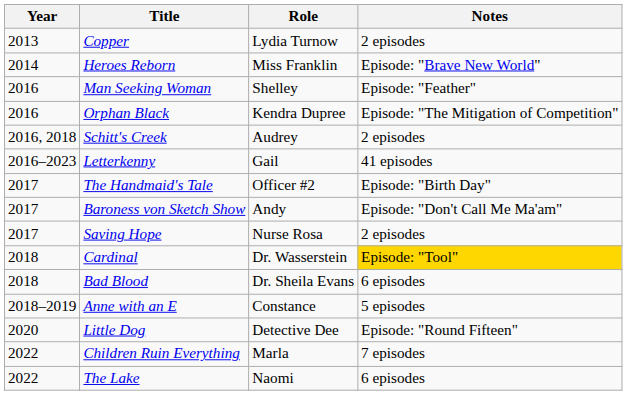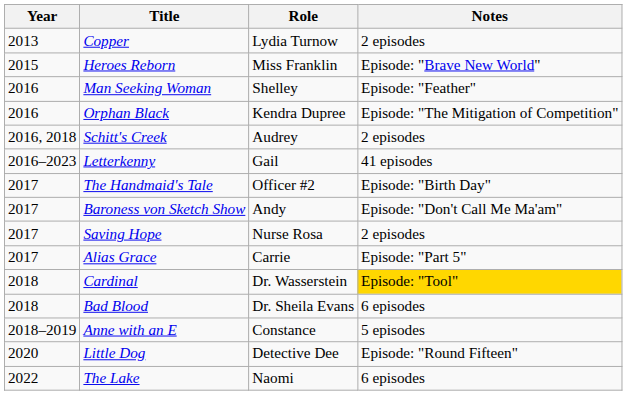(23, 64) 2014 -> (23, 64) 2015
+ row: (120, 257)
- row: (162, 354)
